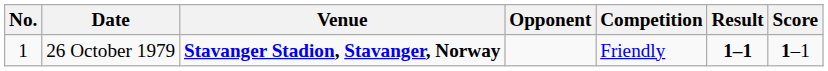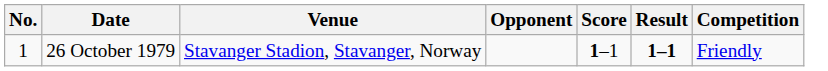columns swapped: (795, 19) <-> (651, 19)
(342, 50) bold -> (333, 50) normal
